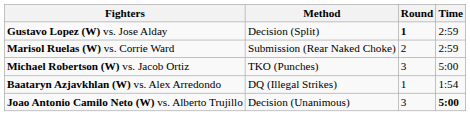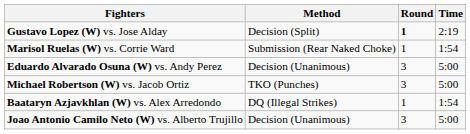(448, 31) 2:59 -> (448, 31) 2:19
(404, 48) 2 -> (404, 48) 1
(448, 48) 2:59 -> (448, 48) 1:54
+ row: (114, 66)
(449, 102) bold -> (448, 119) normal
